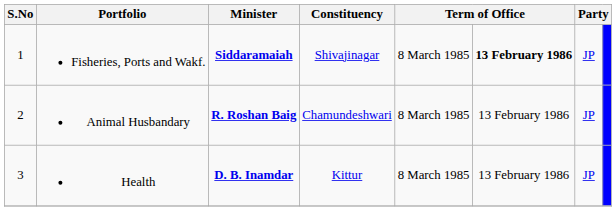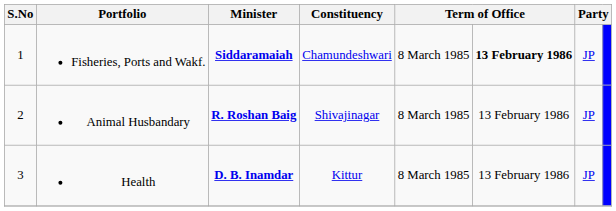(347, 54) Shivajinagar -> (347, 54) Chamundeshwari
(347, 115) Chamundeshwari -> (347, 115) Shivajinagar
